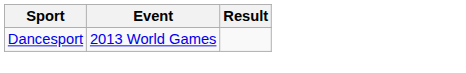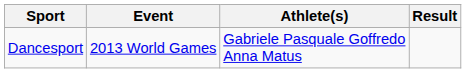+ column: (314, 16)
